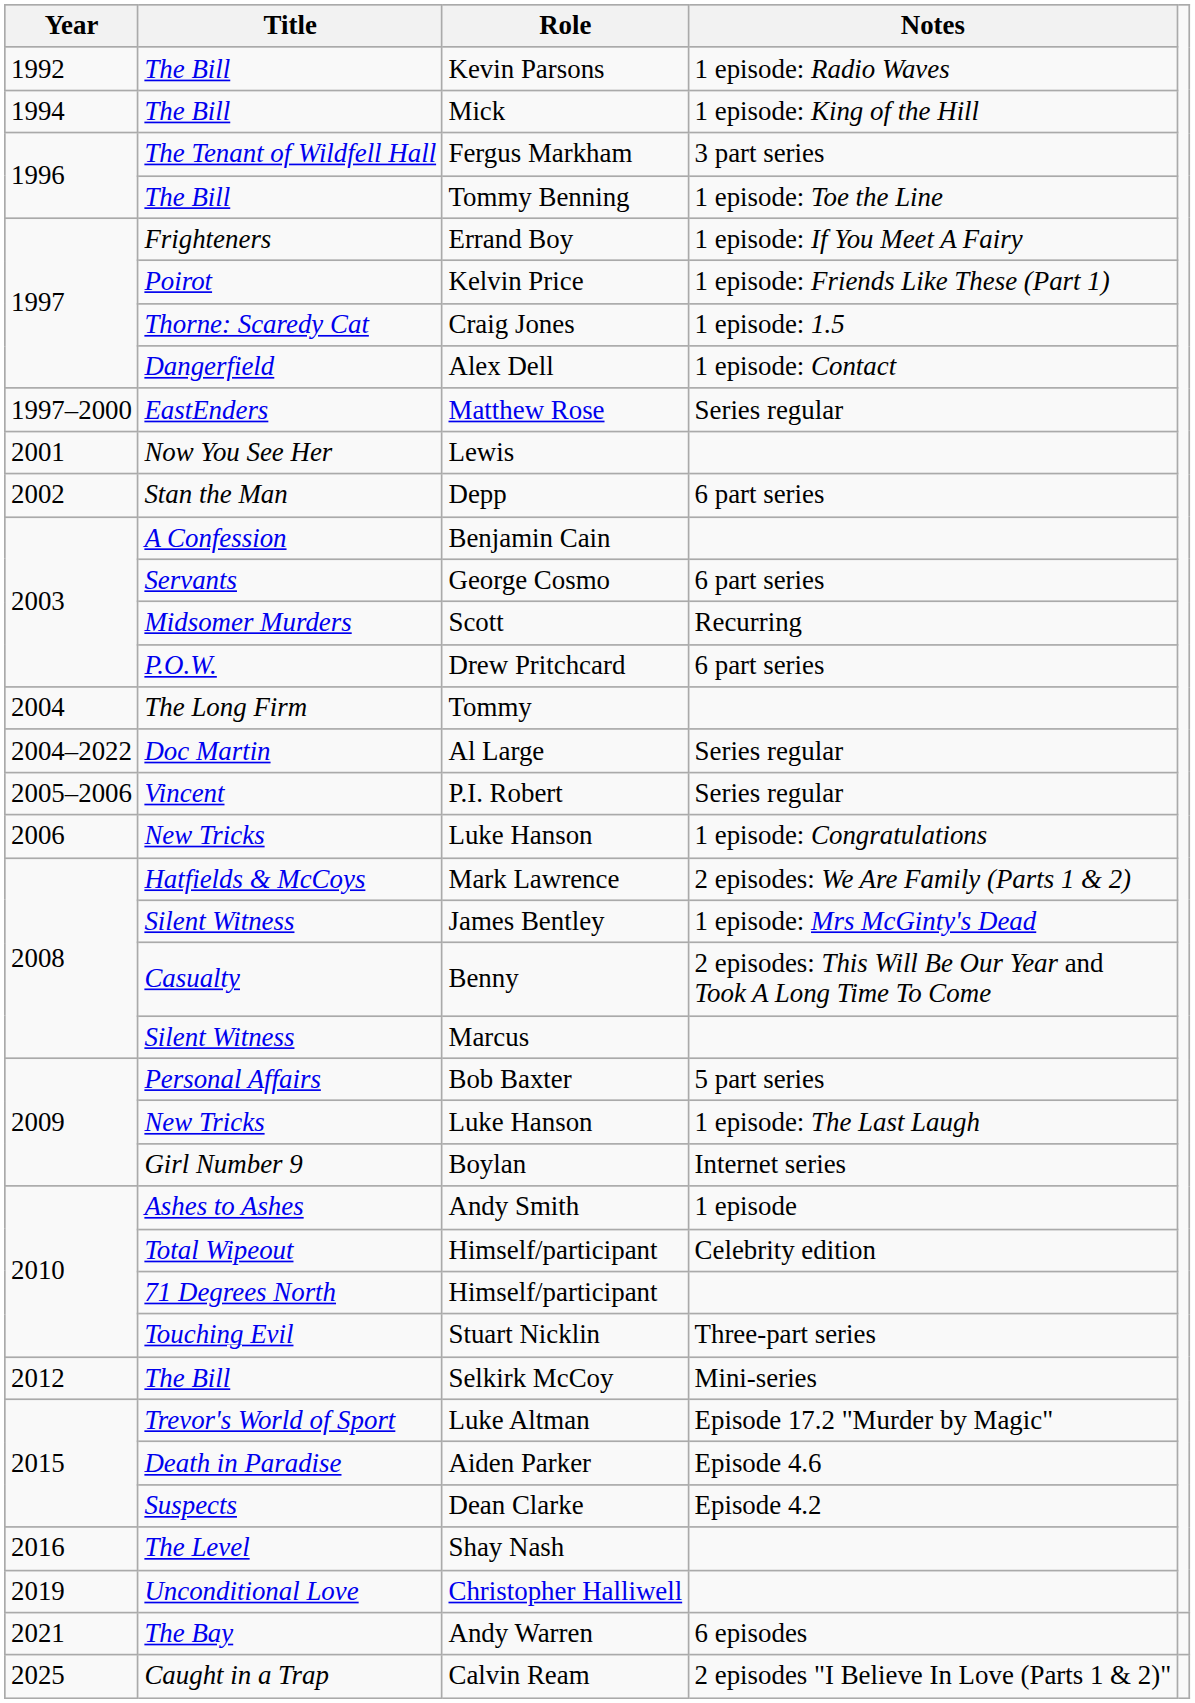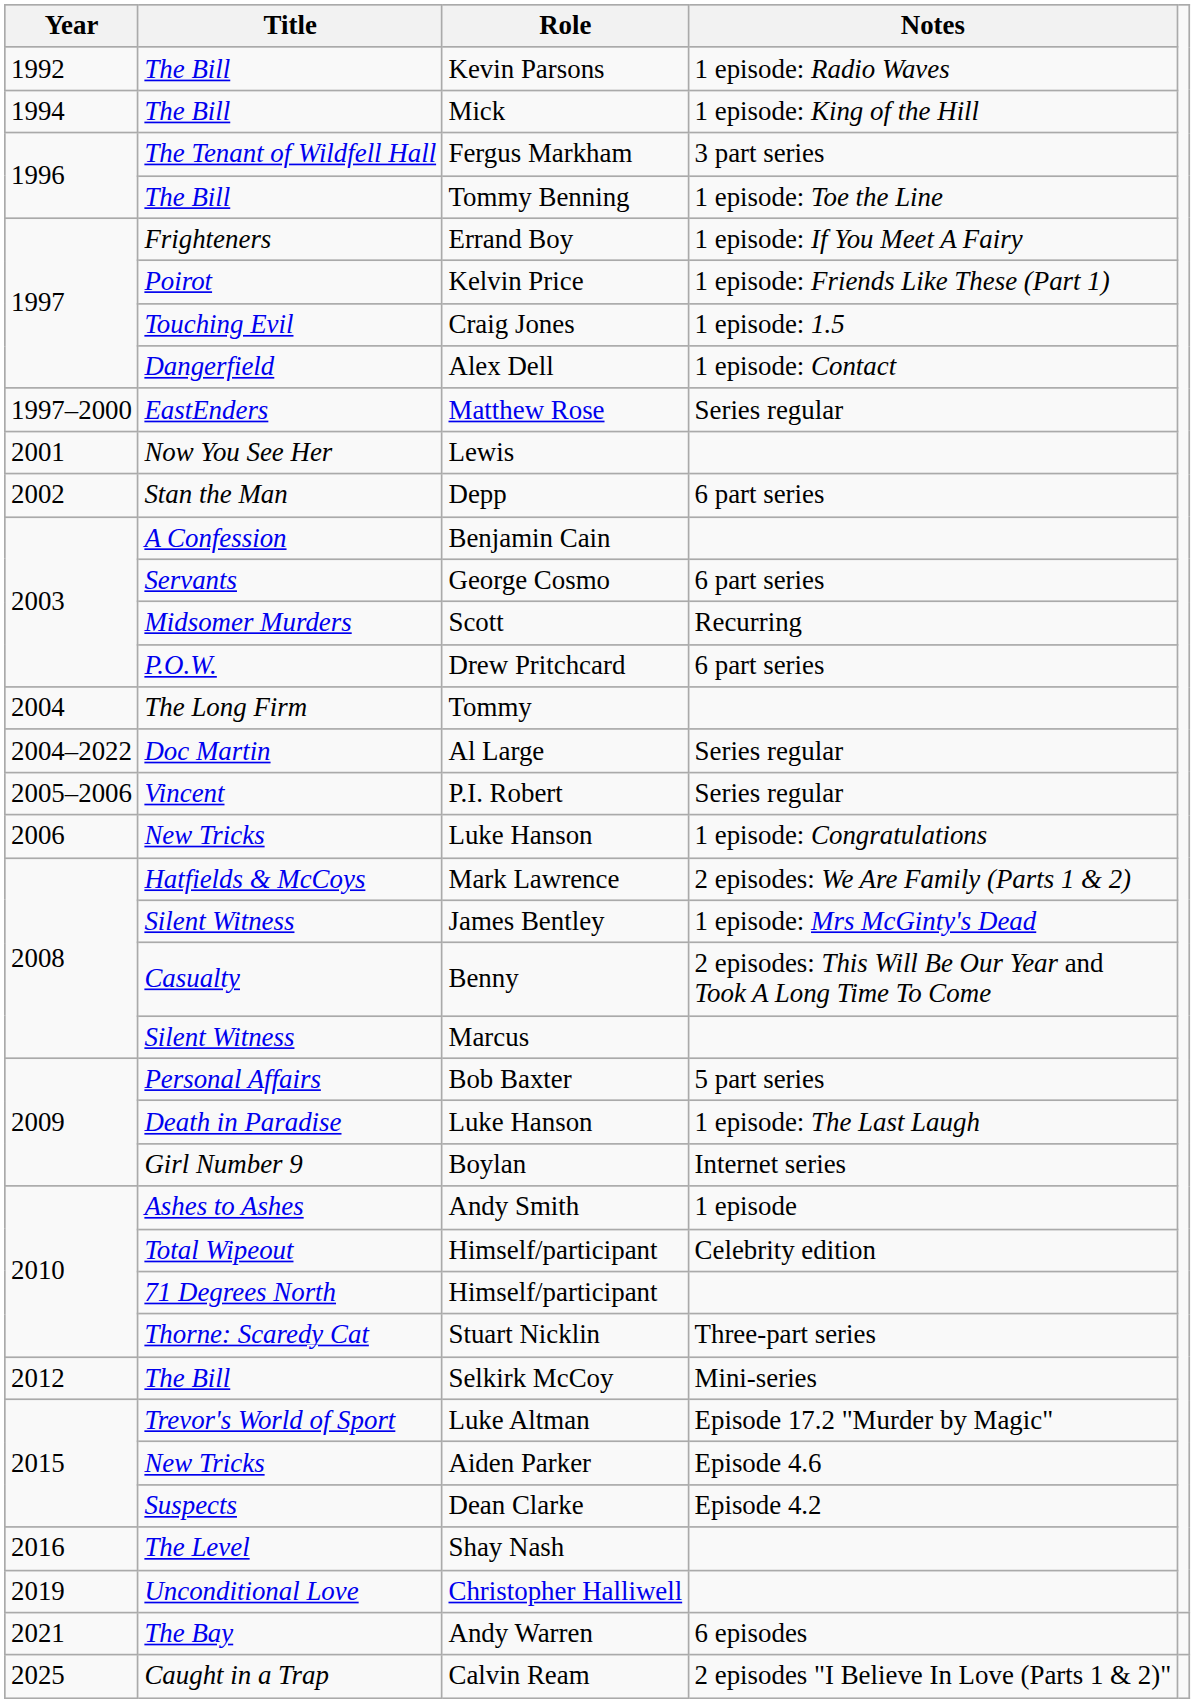(257, 324) Thorne: Scaredy Cat -> (219, 324) Touching Evil
(204, 1121) New Tricks -> (243, 1121) Death in Paradise
(219, 1334) Touching Evil -> (257, 1334) Thorne: Scaredy Cat
(243, 1462) Death in Paradise -> (204, 1462) New Tricks
